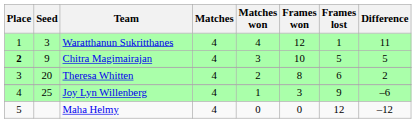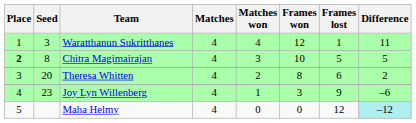(47, 59) 9 -> (47, 59) 8
(47, 93) 25 -> (47, 93) 23
(385, 110) no background -> (385, 110) paleturquoise background
